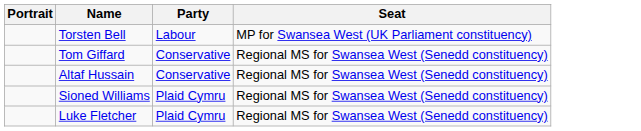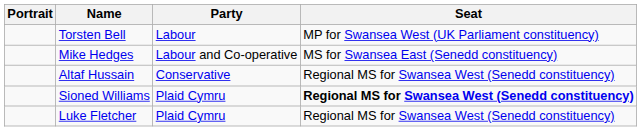+ row: (96, 55)
- row: (92, 55)
(392, 95) normal -> (468, 95) bold
